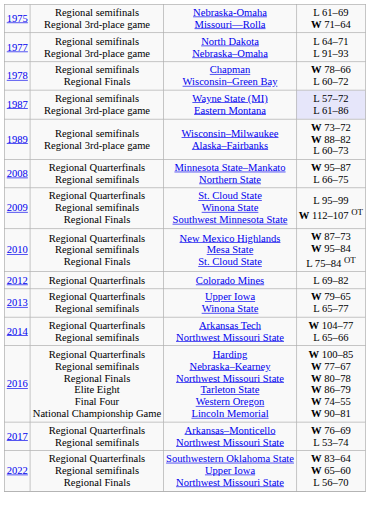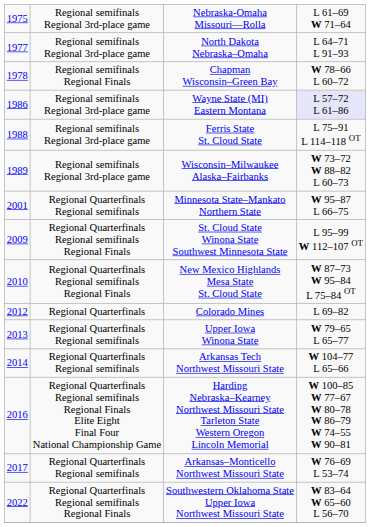(17, 104) 1987 -> (17, 104) 1986
+ row: (230, 134)
(17, 173) 2008 -> (17, 205) 2001
